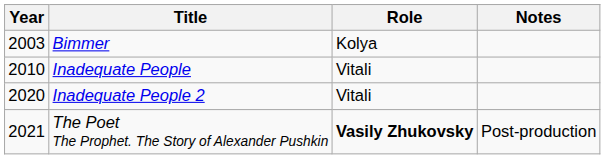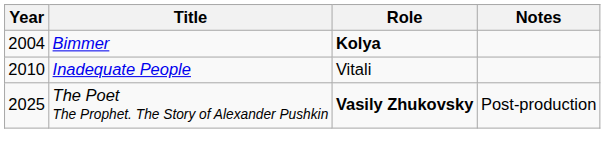(27, 43) 2003 -> (27, 43) 2004
(357, 43) normal -> (358, 43) bold
- row: (129, 95)
(27, 131) 2021 -> (27, 105) 2025
